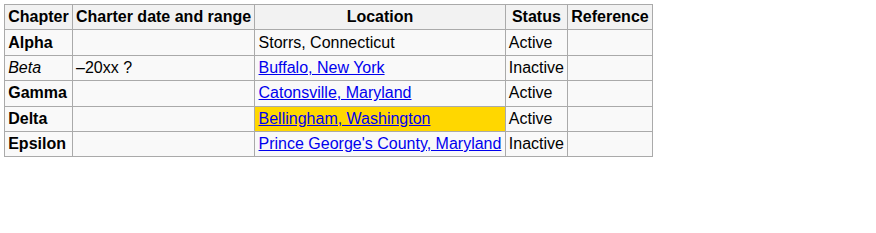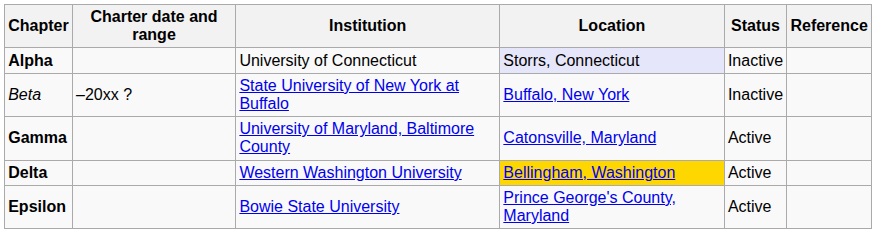+ column: (368, 26)
(327, 42) no background -> (571, 60) lavender background
(531, 42) Active -> (755, 60) Inactive
(536, 144) Inactive -> (750, 207) Active
